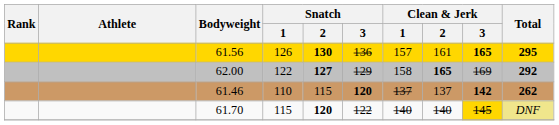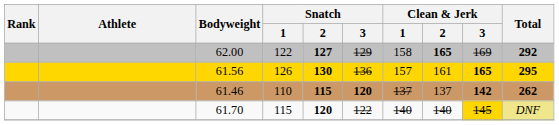rows swapped: (230, 52) <-> (230, 71)
(323, 91) normal -> (323, 91) bold
